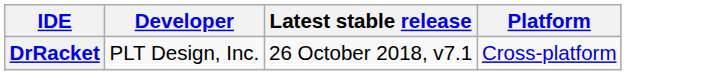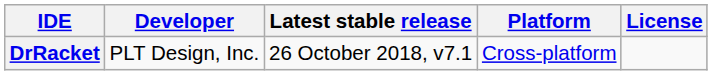+ column: (664, 21)
